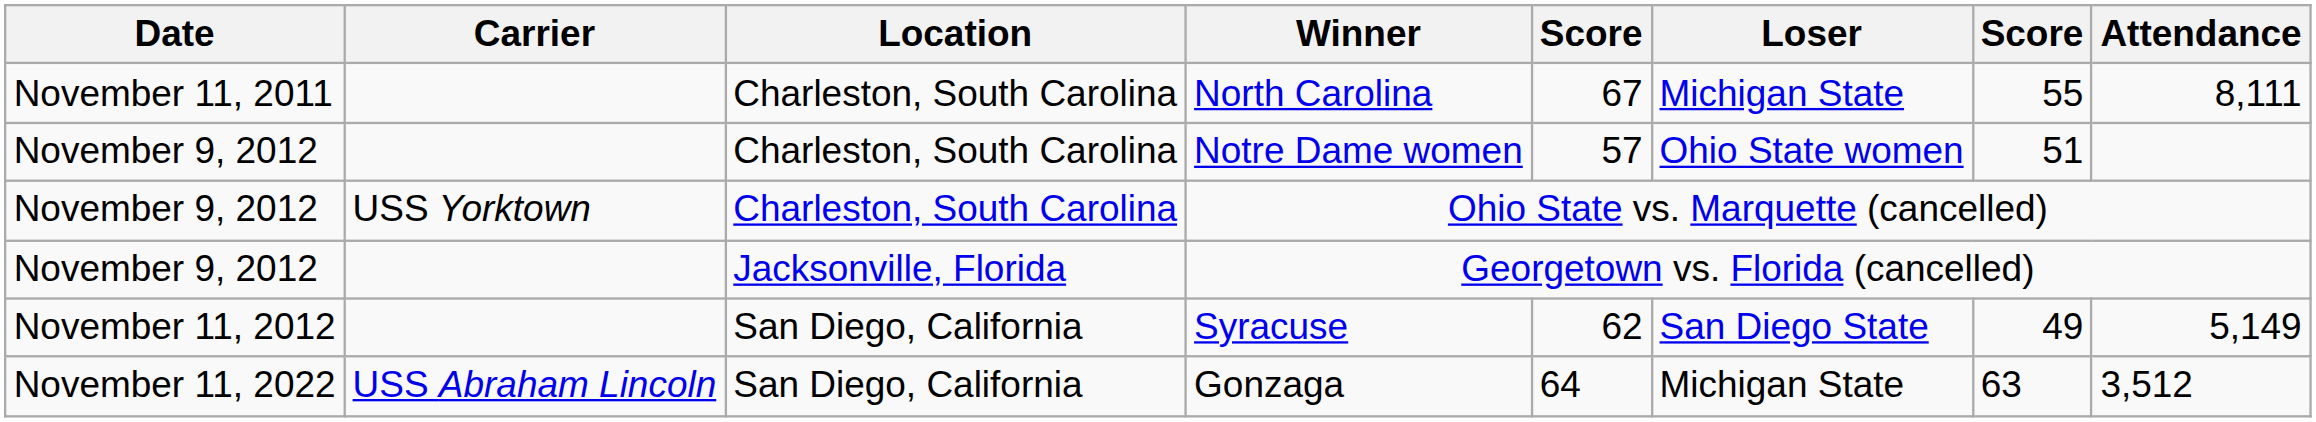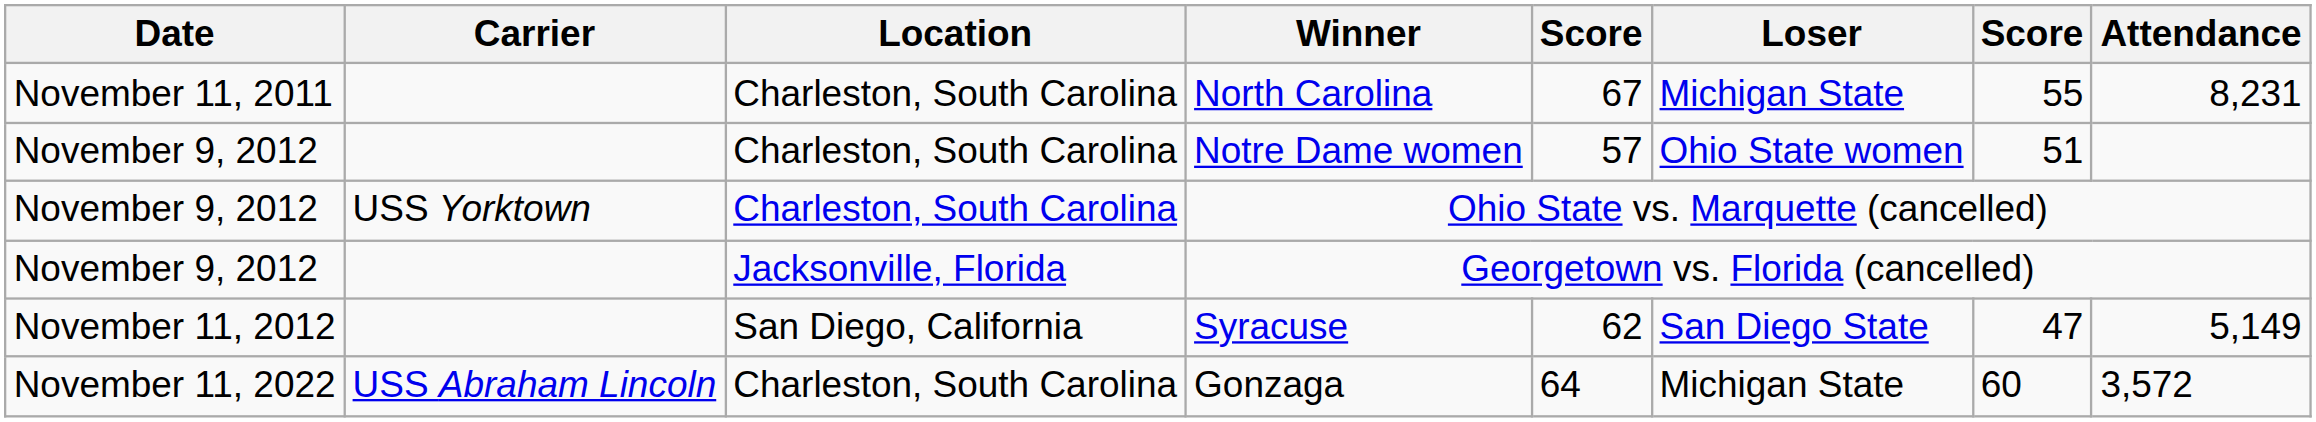(2258, 92) 8,111 -> (2255, 92) 8,231
(2063, 326) 49 -> (2063, 326) 47
(908, 385) San Diego, California -> (955, 385) Charleston, South Carolina
(2001, 385) 63 -> (2001, 385) 60
(2147, 385) 3,512 -> (2147, 385) 3,572
